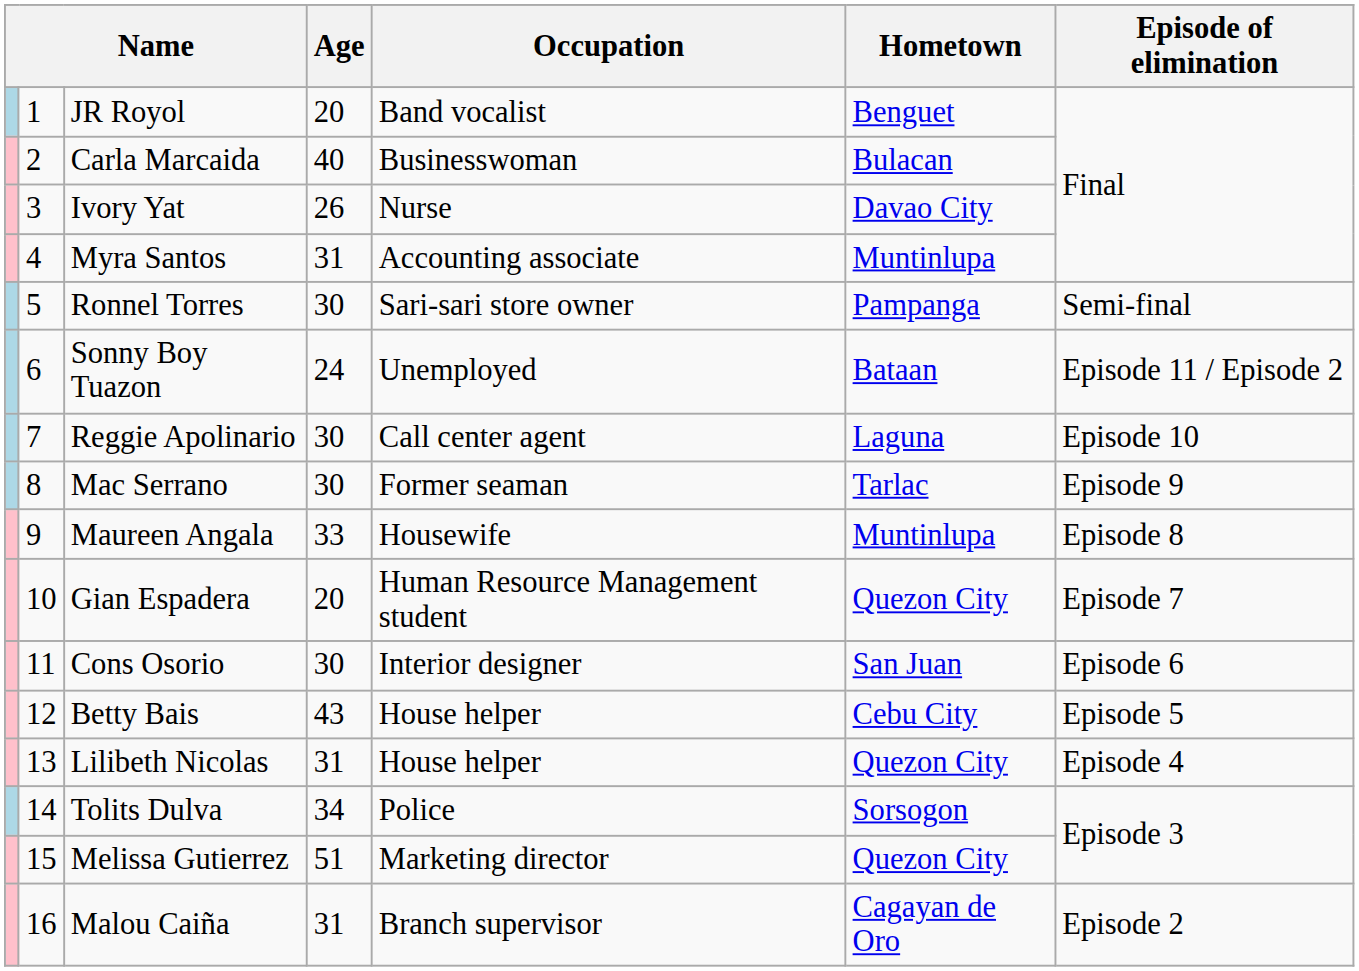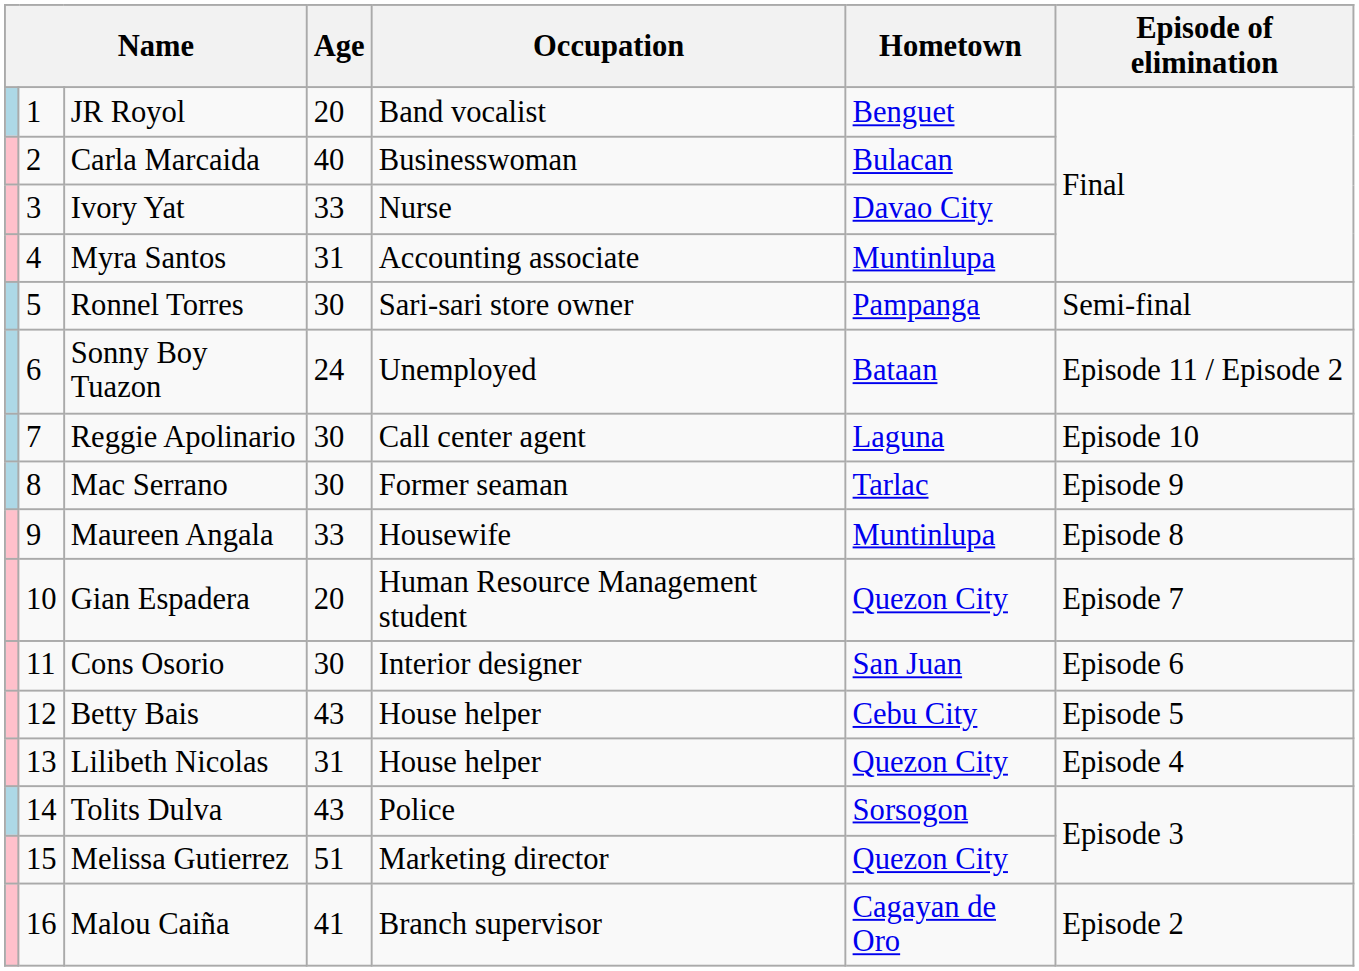(329, 208) 26 -> (329, 208) 33
(329, 810) 34 -> (329, 810) 43
(329, 924) 31 -> (329, 924) 41
